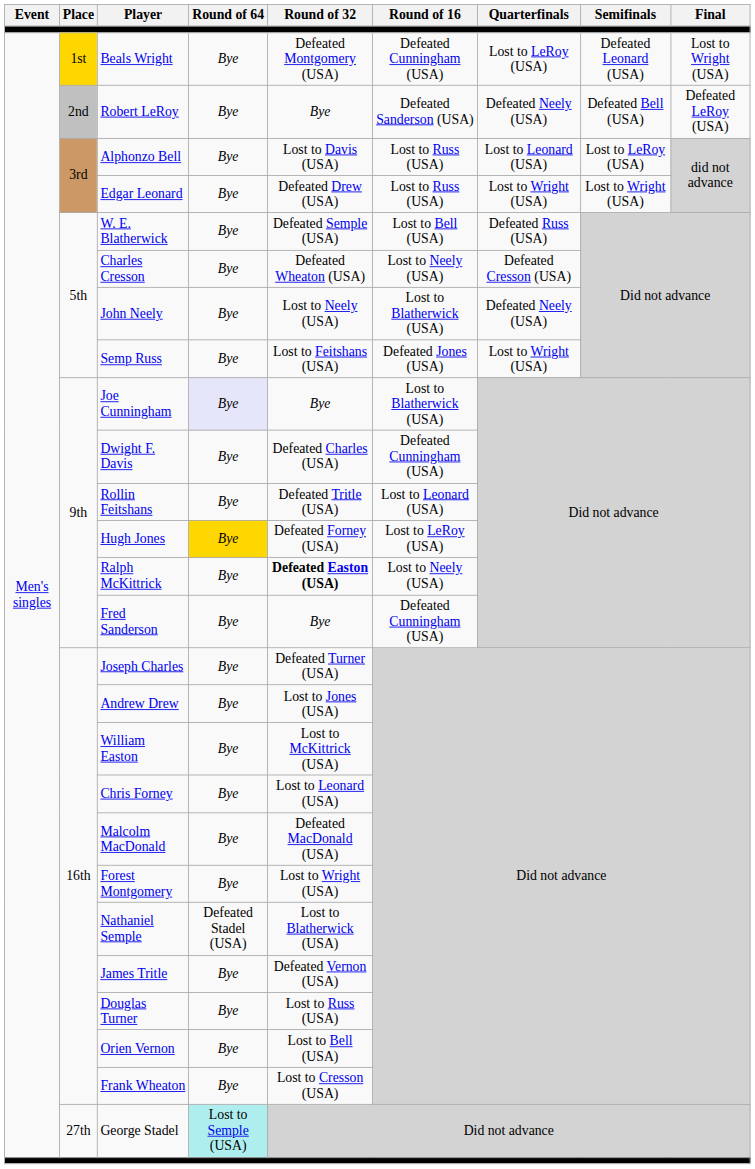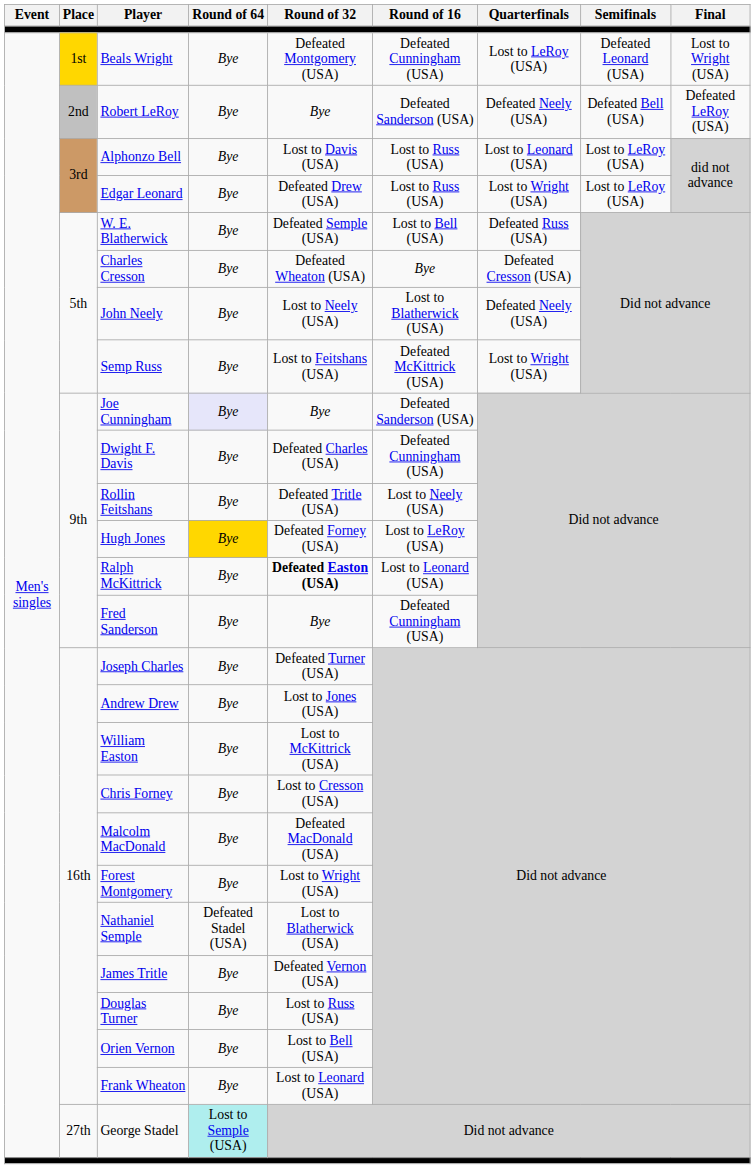(625, 194) Lost to Wright (USA) -> (625, 194) Lost to LeRoy (USA)
(425, 268) Lost to Neely (USA) -> (425, 268) Bye
(425, 358) Defeated Jones (USA) -> (425, 366) Defeated McKittrick (USA)
(425, 403) Lost to Blatherwick (USA) -> (425, 411) Defeated Sanderson (USA)
(425, 501) Lost to Leonard (USA) -> (425, 501) Lost to Neely (USA)
(425, 576) Lost to Neely (USA) -> (425, 576) Lost to Leonard (USA)
(320, 793) Lost to Leonard (USA) -> (320, 793) Lost to Cresson (USA)
(320, 1085) Lost to Cresson (USA) -> (320, 1085) Lost to Leonard (USA)
